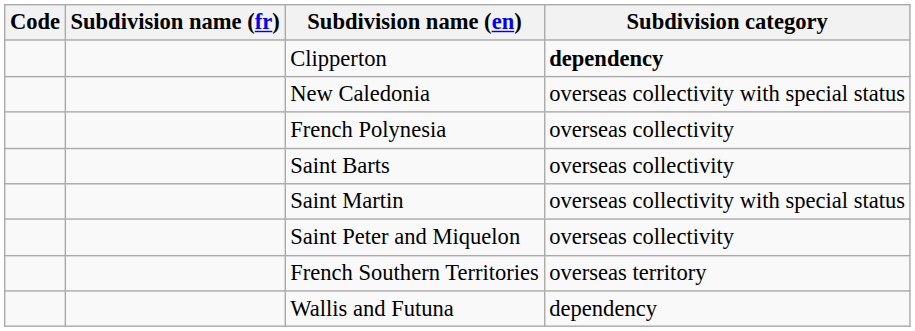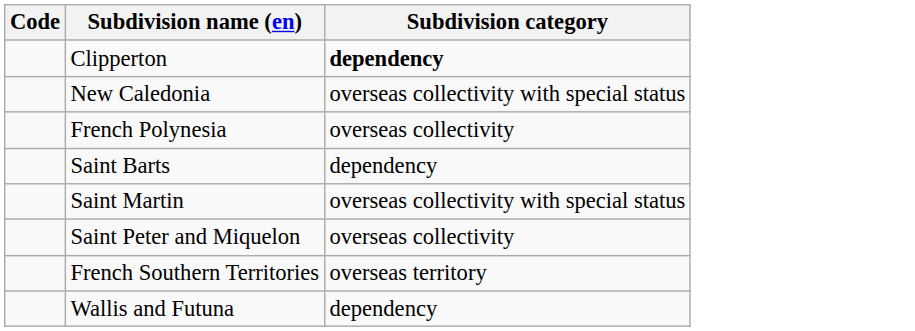- column: (175, 22)
(642, 165) overseas collectivity -> (383, 165) dependency
